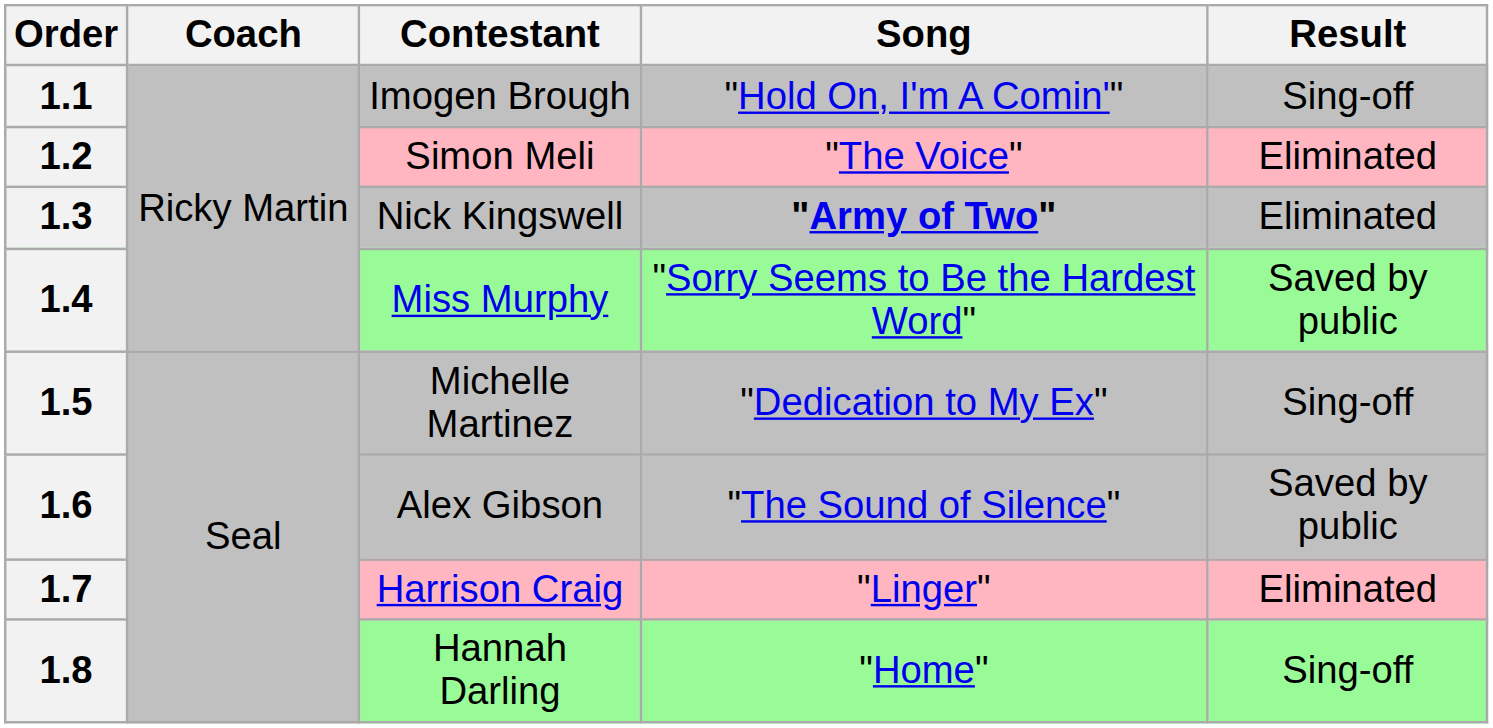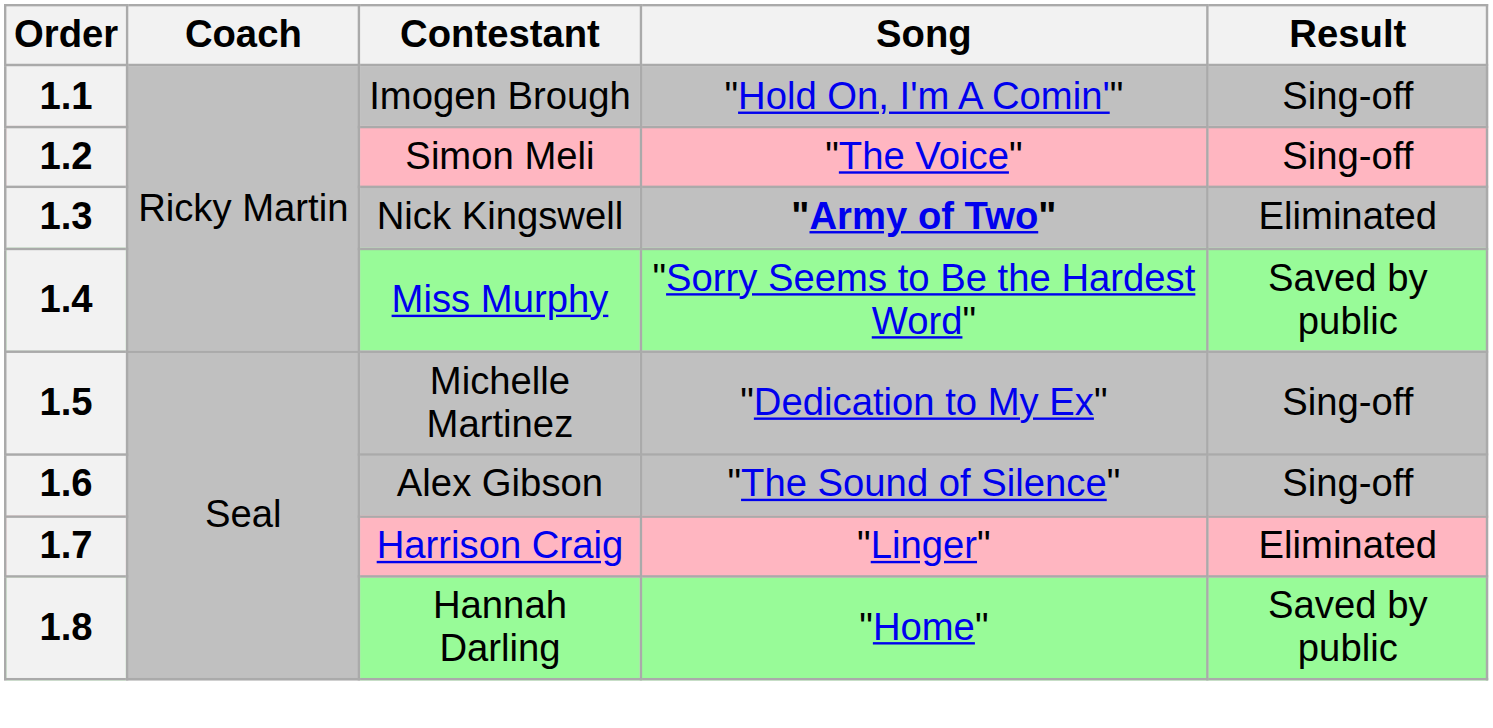(1348, 156) Eliminated -> (1348, 156) Sing-off
(1348, 506) Saved by public -> (1348, 484) Sing-off
(1348, 670) Sing-off -> (1348, 627) Saved by public
